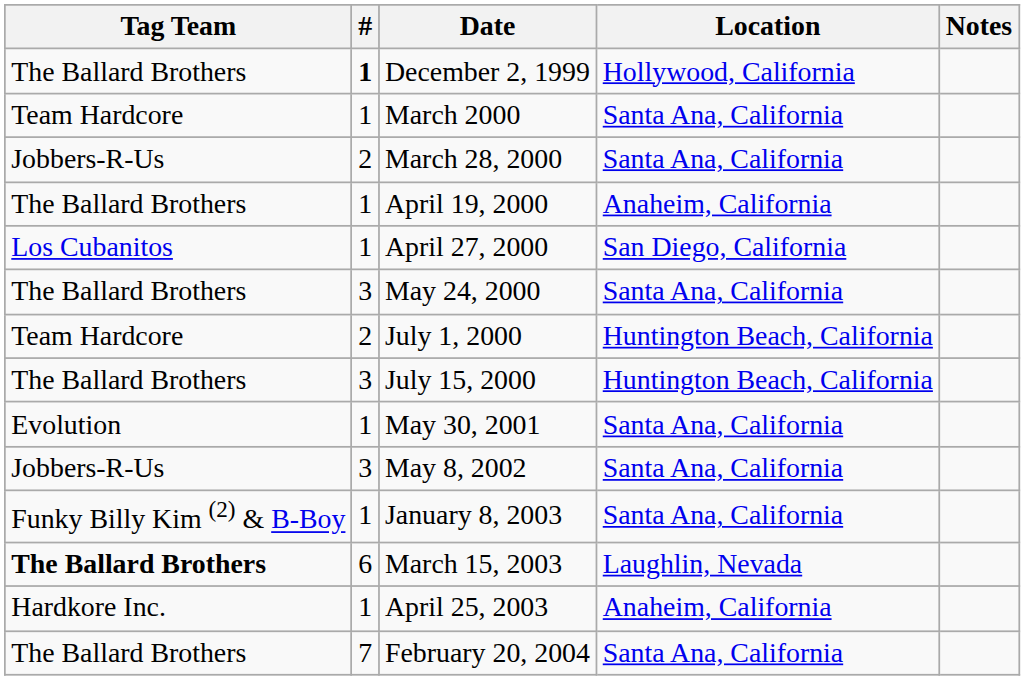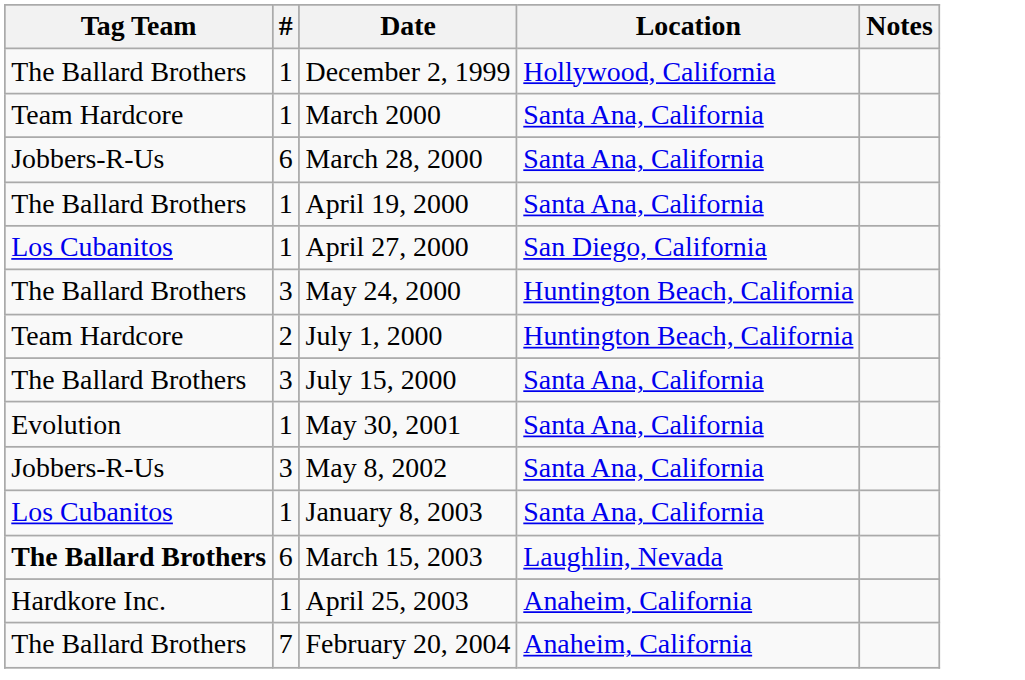(365, 70) bold -> (286, 70) normal
(365, 159) 2 -> (286, 159) 6
(717, 203) Anaheim, California -> (644, 203) Santa Ana, California
(723, 291) Santa Ana, California -> (688, 291) Huntington Beach, California
(768, 379) Huntington Beach, California -> (644, 379) Santa Ana, California
(178, 516) Funky Billy Kim (2) & B-Boy -> (92, 512) Los Cubanitos
(723, 652) Santa Ana, California -> (638, 644) Anaheim, California
